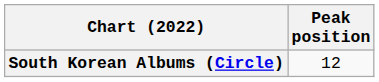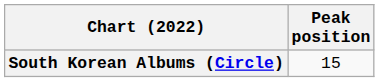(331, 64) 12 -> (331, 64) 15
